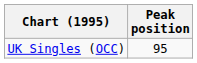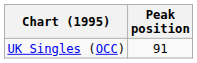(160, 48) 95 -> (160, 48) 91
